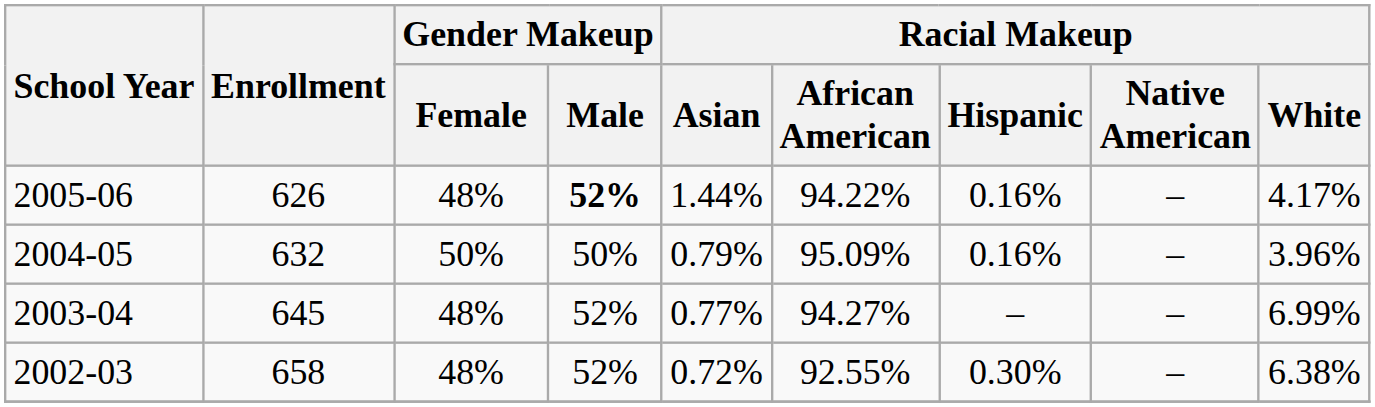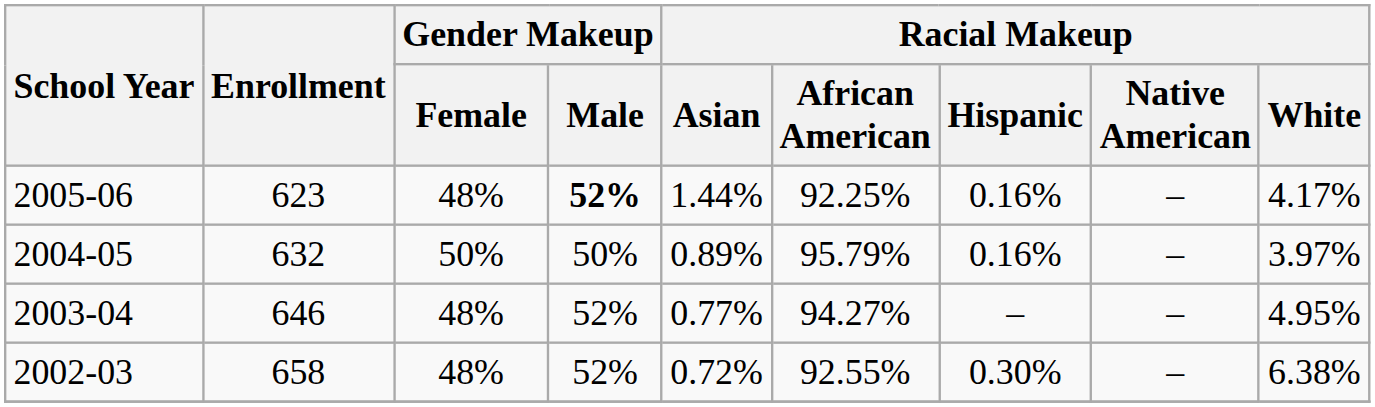(298, 195) 626 -> (298, 195) 623
(855, 195) 94.22% -> (855, 195) 92.25%
(717, 254) 0.79% -> (717, 254) 0.89%
(855, 254) 95.09% -> (855, 254) 95.79%
(1314, 254) 3.96% -> (1314, 254) 3.97%
(298, 313) 645 -> (298, 313) 646
(1314, 313) 6.99% -> (1314, 313) 4.95%
